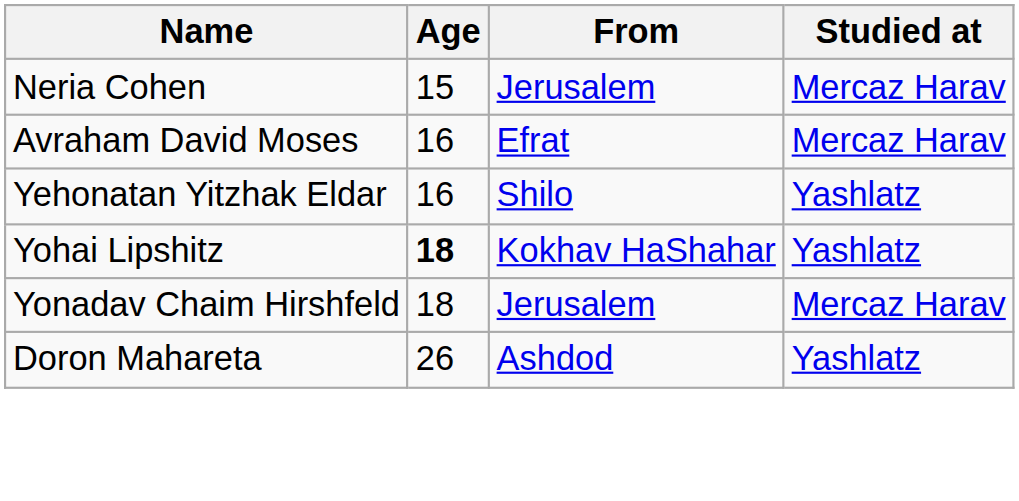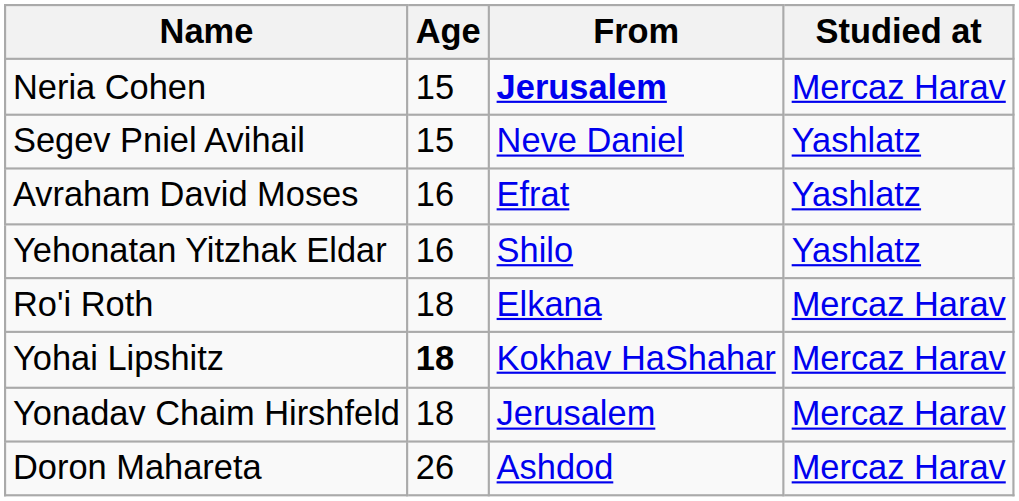(576, 86) normal -> (582, 86) bold
+ row: (159, 140)
(899, 140) Mercaz Harav -> (856, 195) Yashlatz
+ row: (83, 304)
(856, 250) Yashlatz -> (899, 359) Mercaz Harav
(856, 359) Yashlatz -> (899, 468) Mercaz Harav
